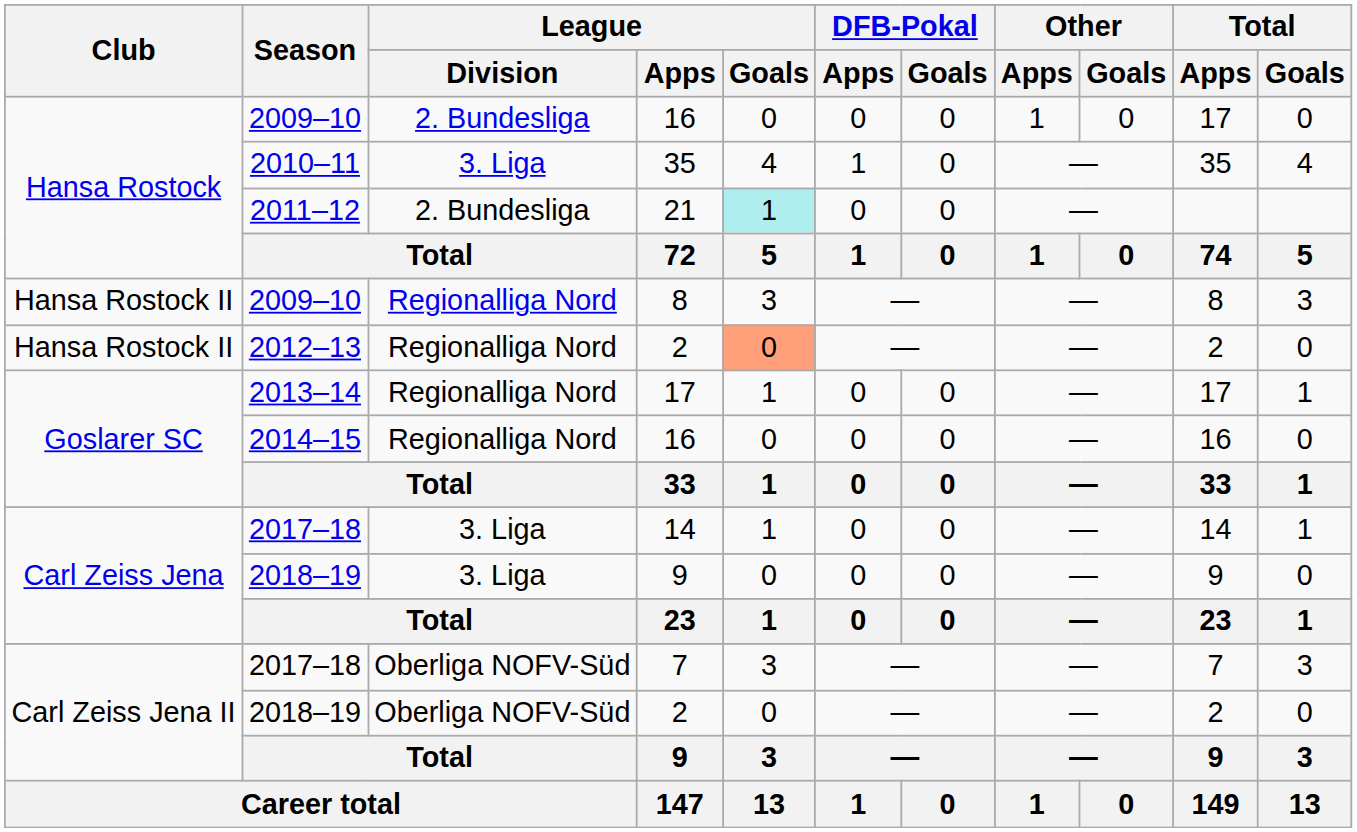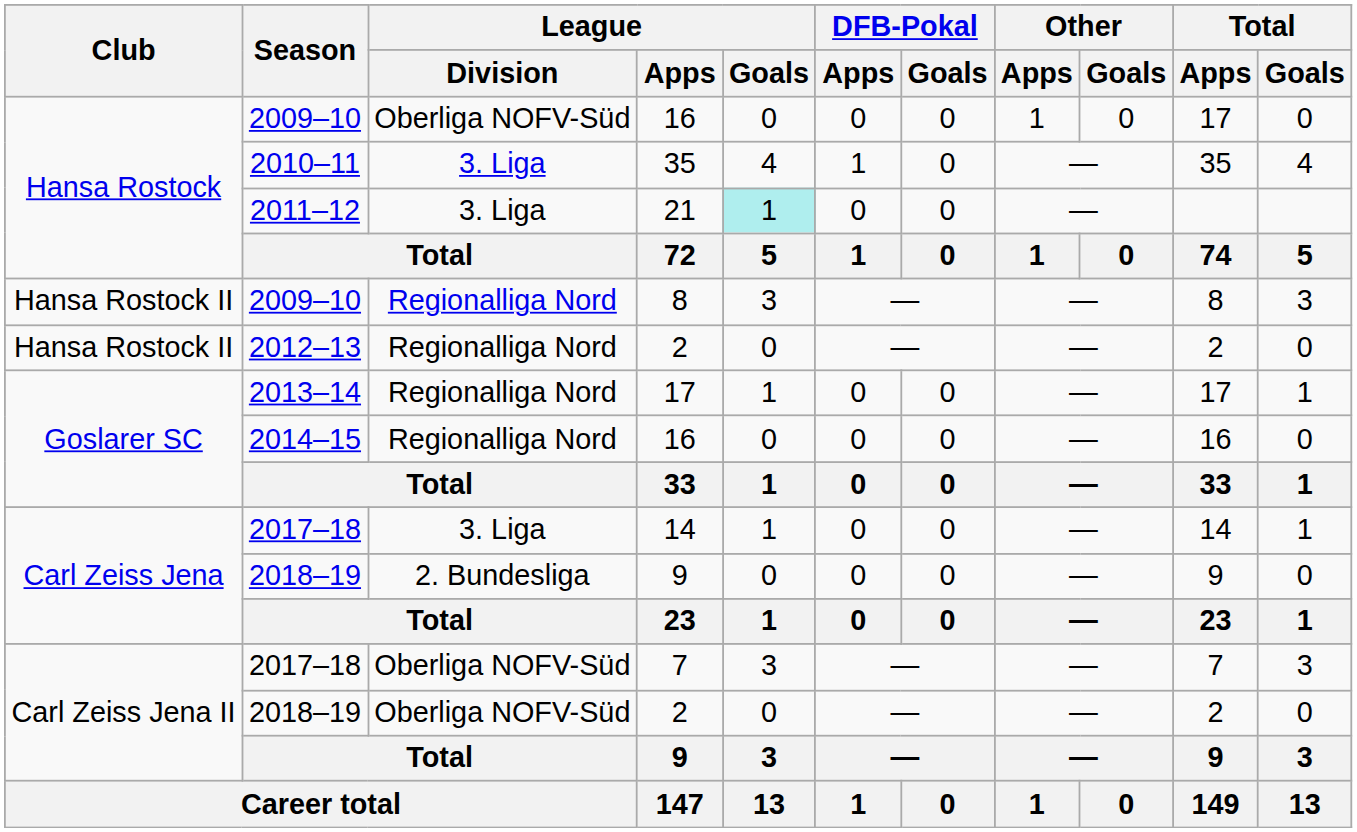(502, 118) 2. Bundesliga -> (502, 118) Oberliga NOFV-Süd
(502, 210) 2. Bundesliga -> (502, 210) 3. Liga
(769, 347) lightsalmon background -> (769, 347) no background
(502, 575) 3. Liga -> (502, 575) 2. Bundesliga
